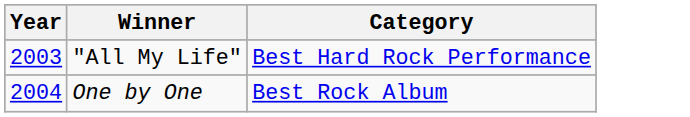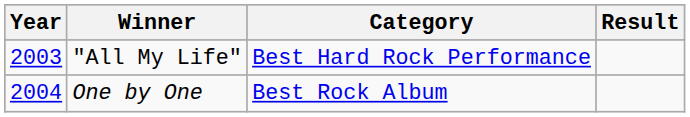+ column: (640, 23)
